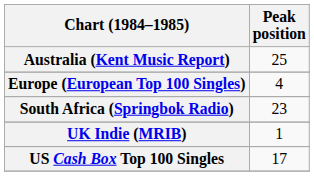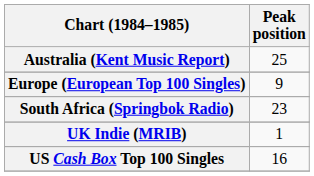(279, 84) 4 -> (279, 84) 9
(279, 158) 17 -> (279, 158) 16
